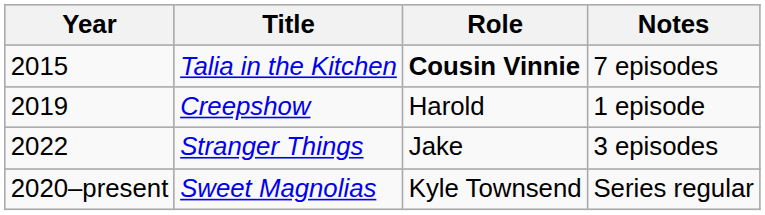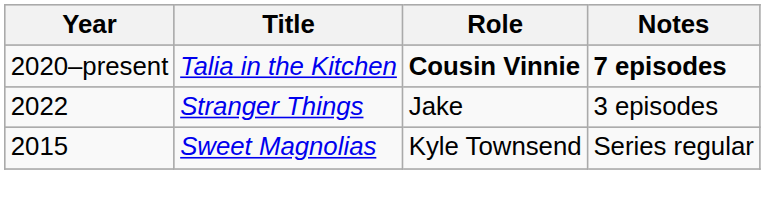(39, 65) 2015 -> (90, 65) 2020–present
(656, 65) normal -> (660, 65) bold
- row: (245, 106)
(90, 188) 2020–present -> (39, 147) 2015
